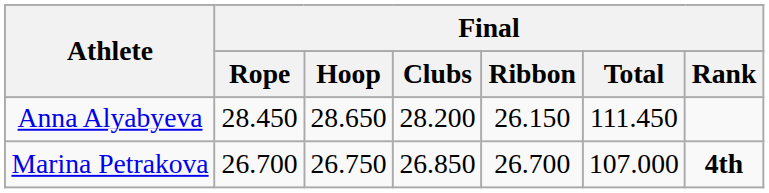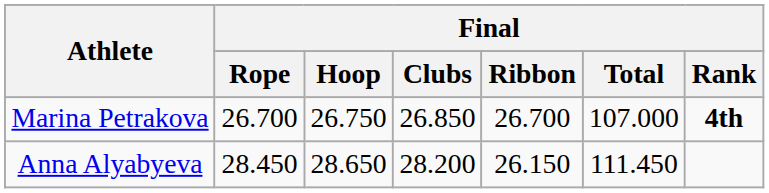rows swapped: (110, 118) <-> (110, 164)
